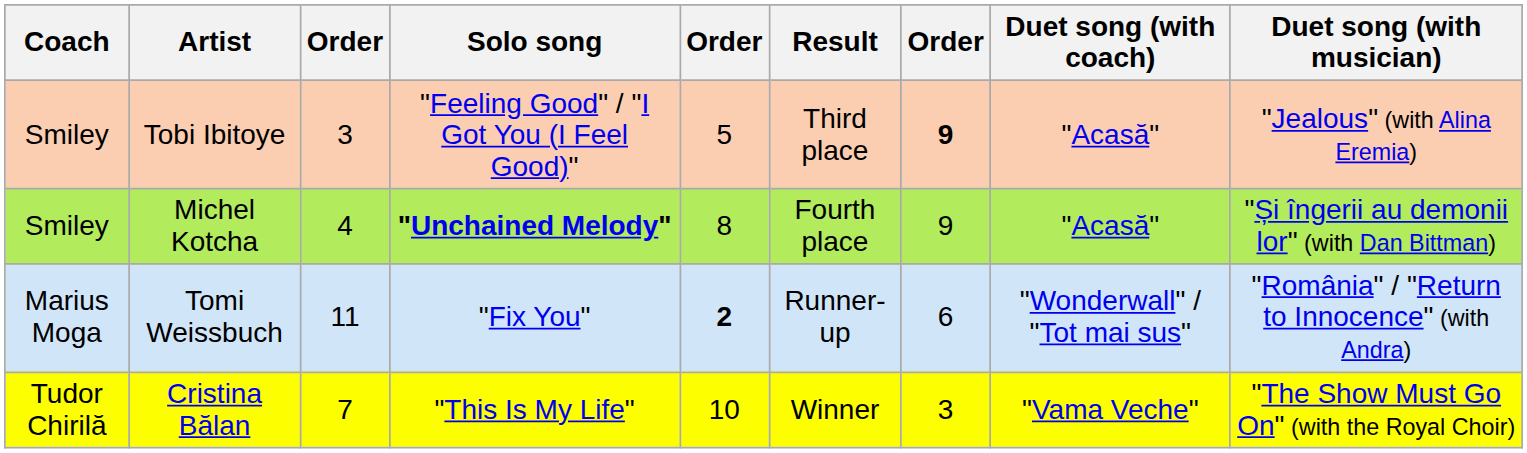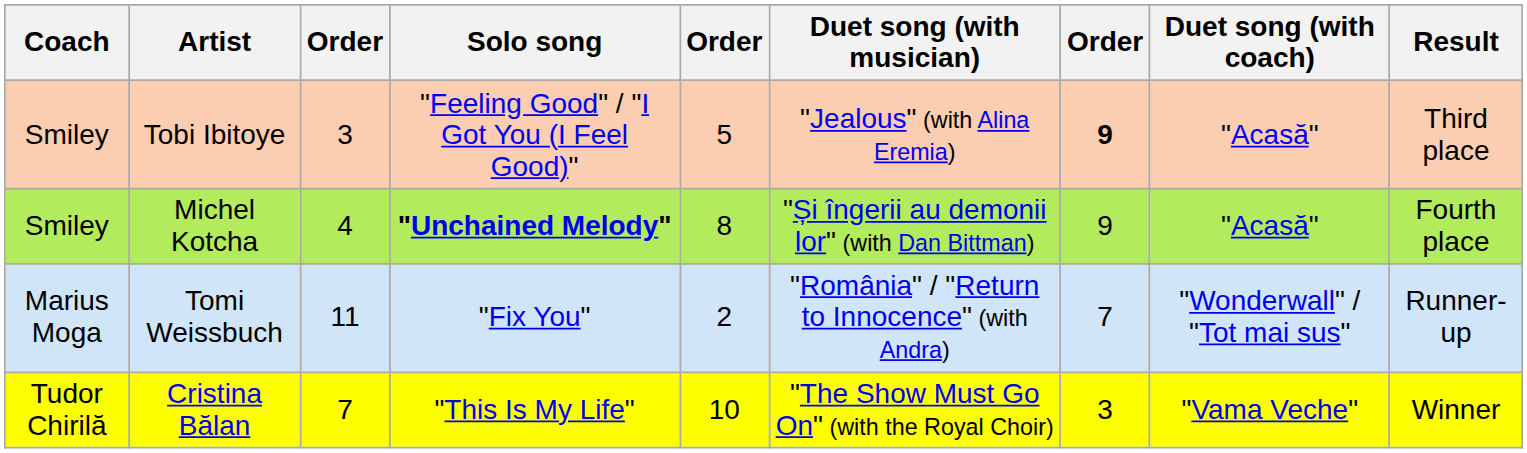columns swapped: (1376, 42) <-> (835, 42)
(724, 317) bold -> (724, 317) normal
(946, 317) 6 -> (1105, 317) 7
